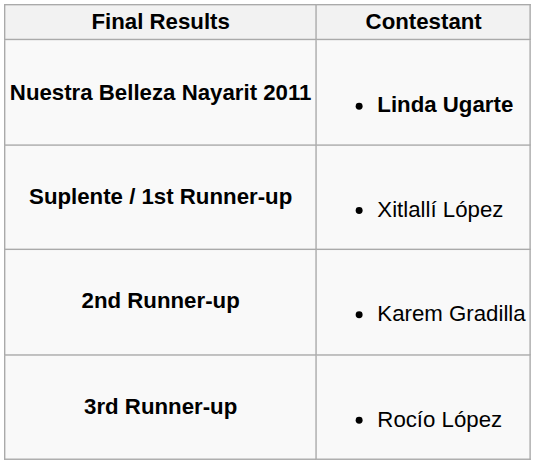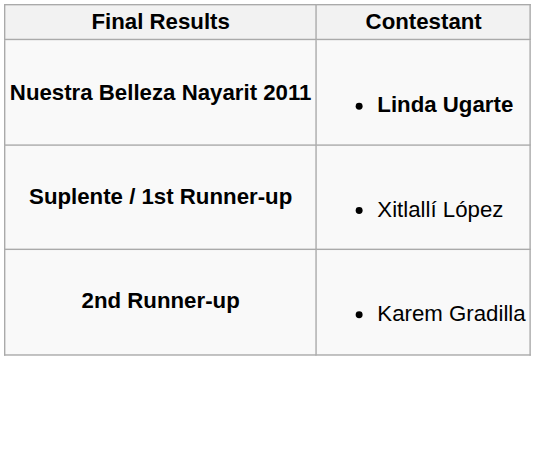- row: (161, 406)
